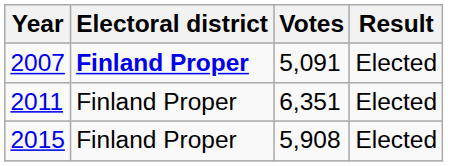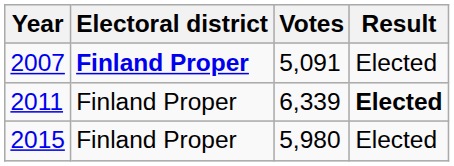(310, 101) 6,351 -> (310, 101) 6,339
(396, 101) normal -> (399, 101) bold
(310, 140) 5,908 -> (310, 140) 5,980
